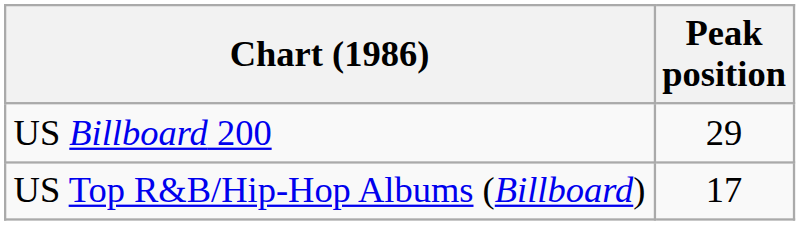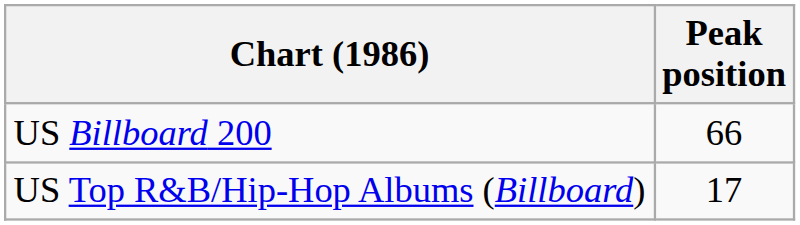(724, 132) 29 -> (724, 132) 66
